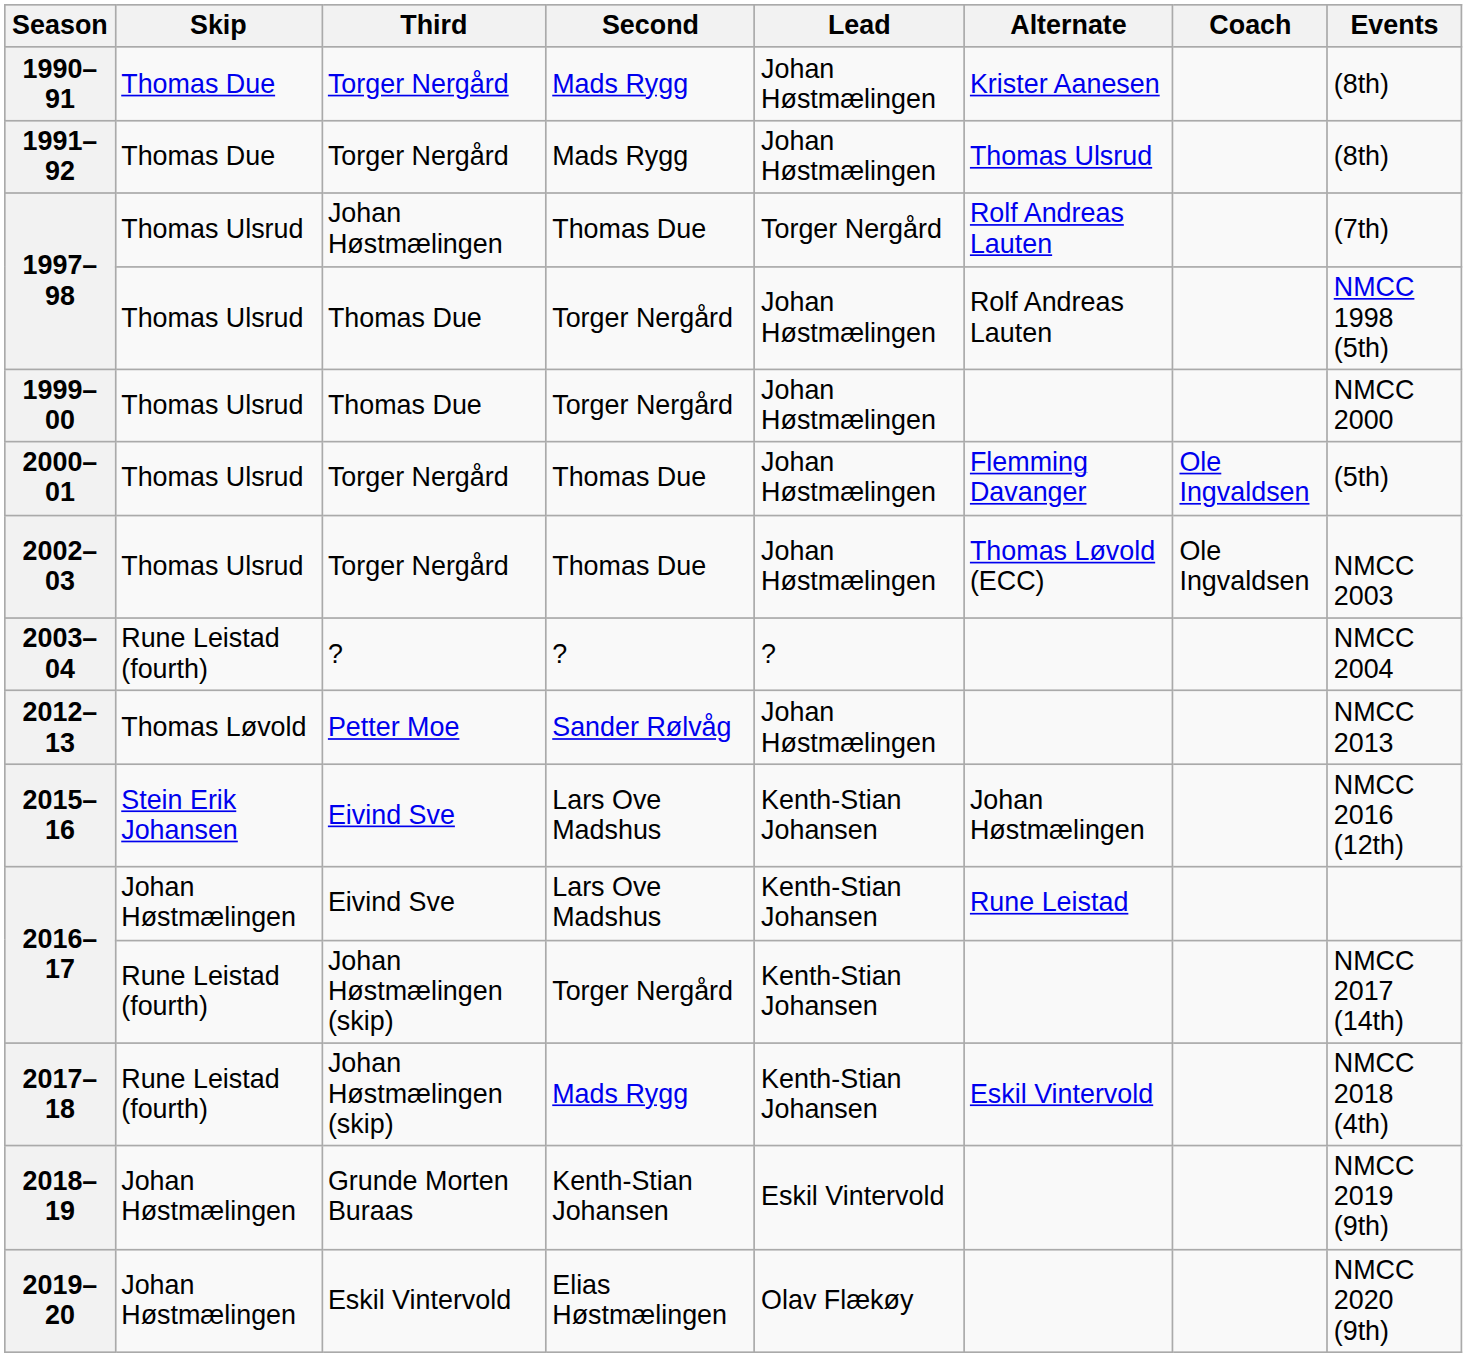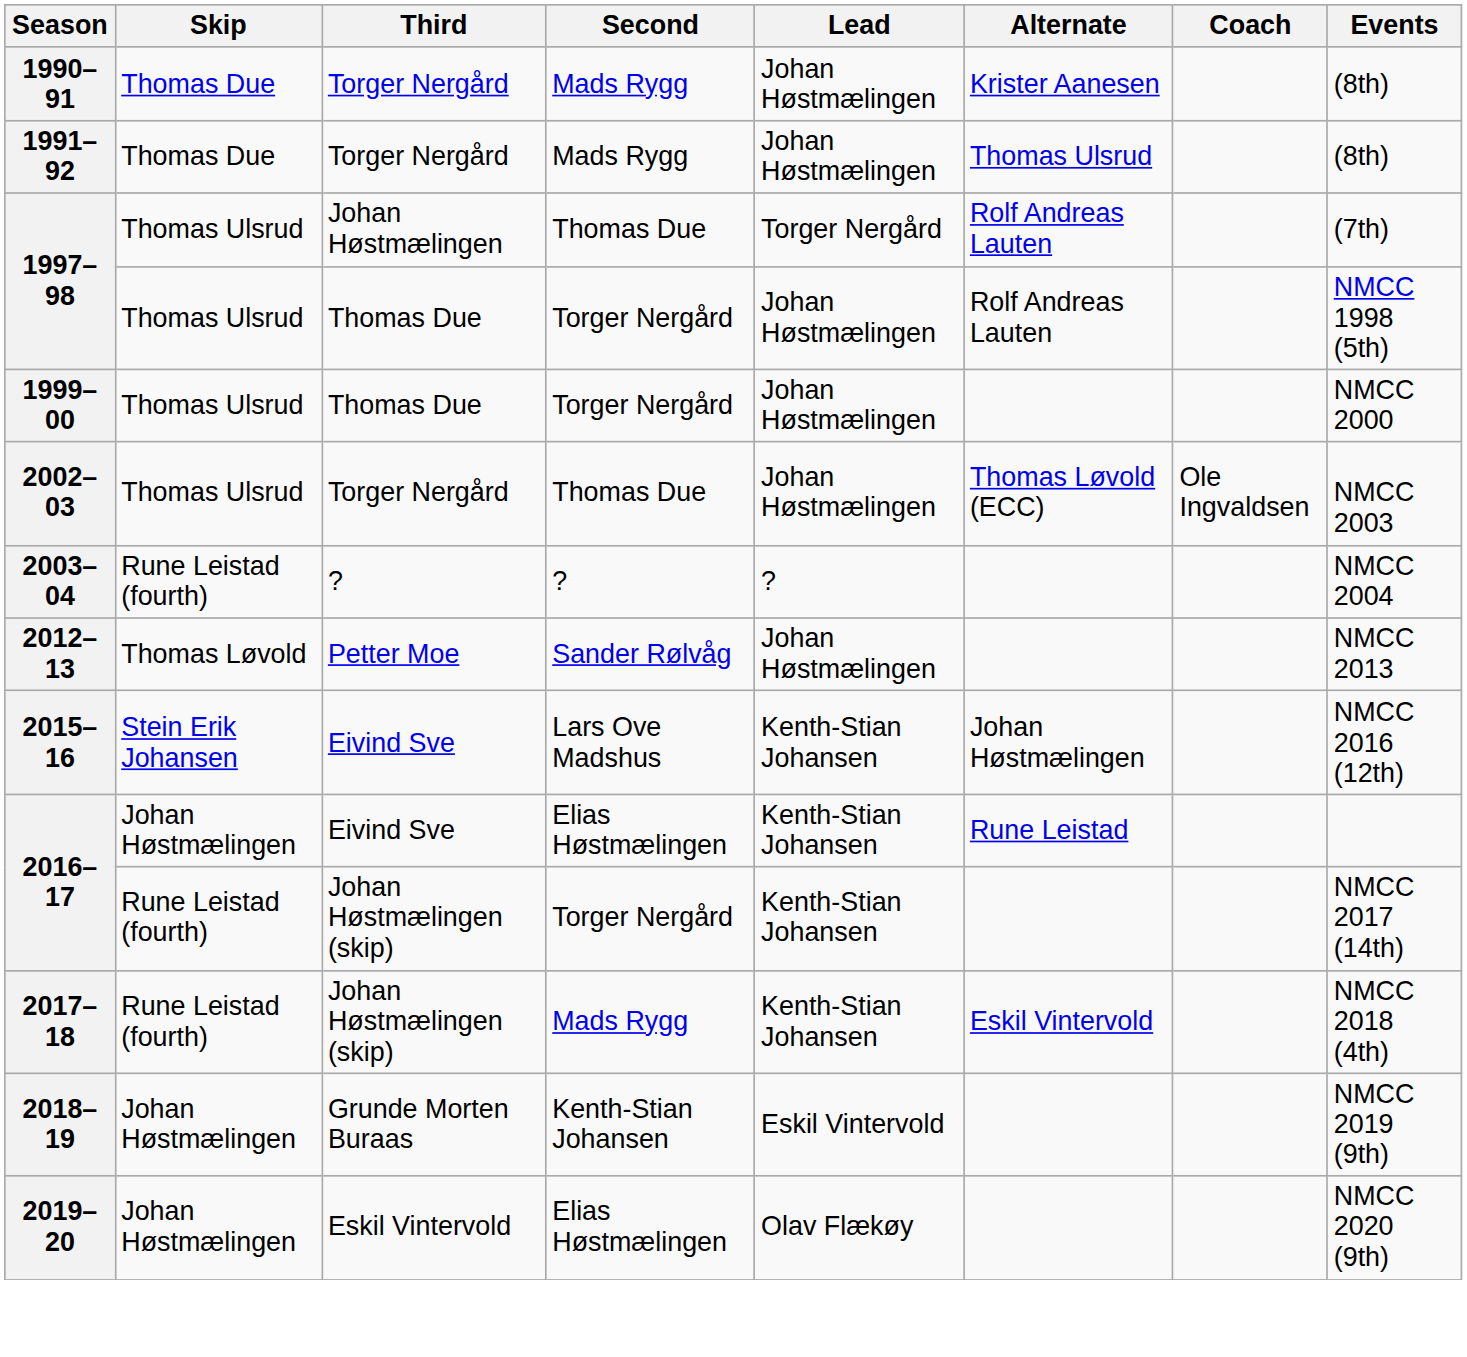- row: (60, 478)
(607, 902) Lars Ove Madshus -> (640, 830) Elias Høstmælingen
